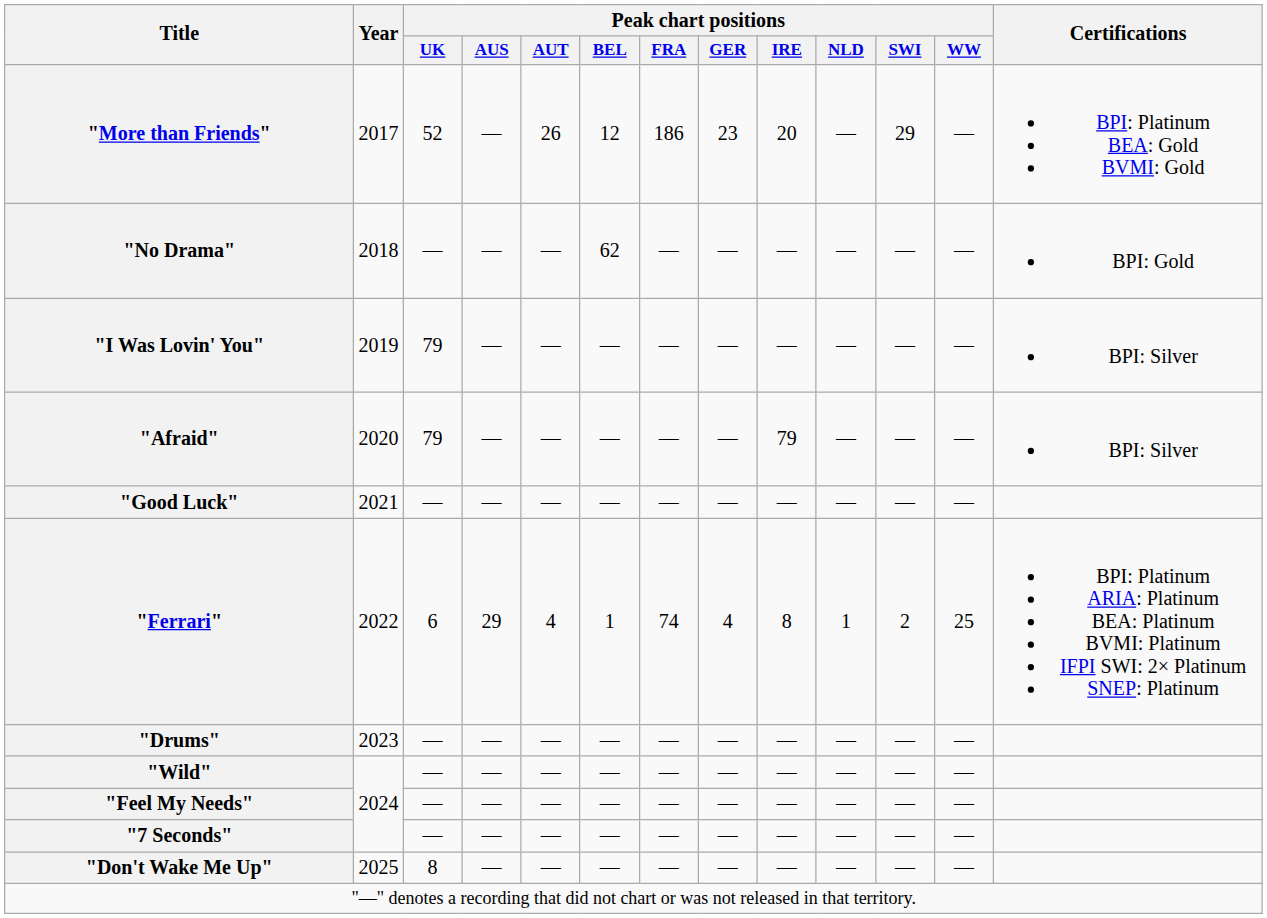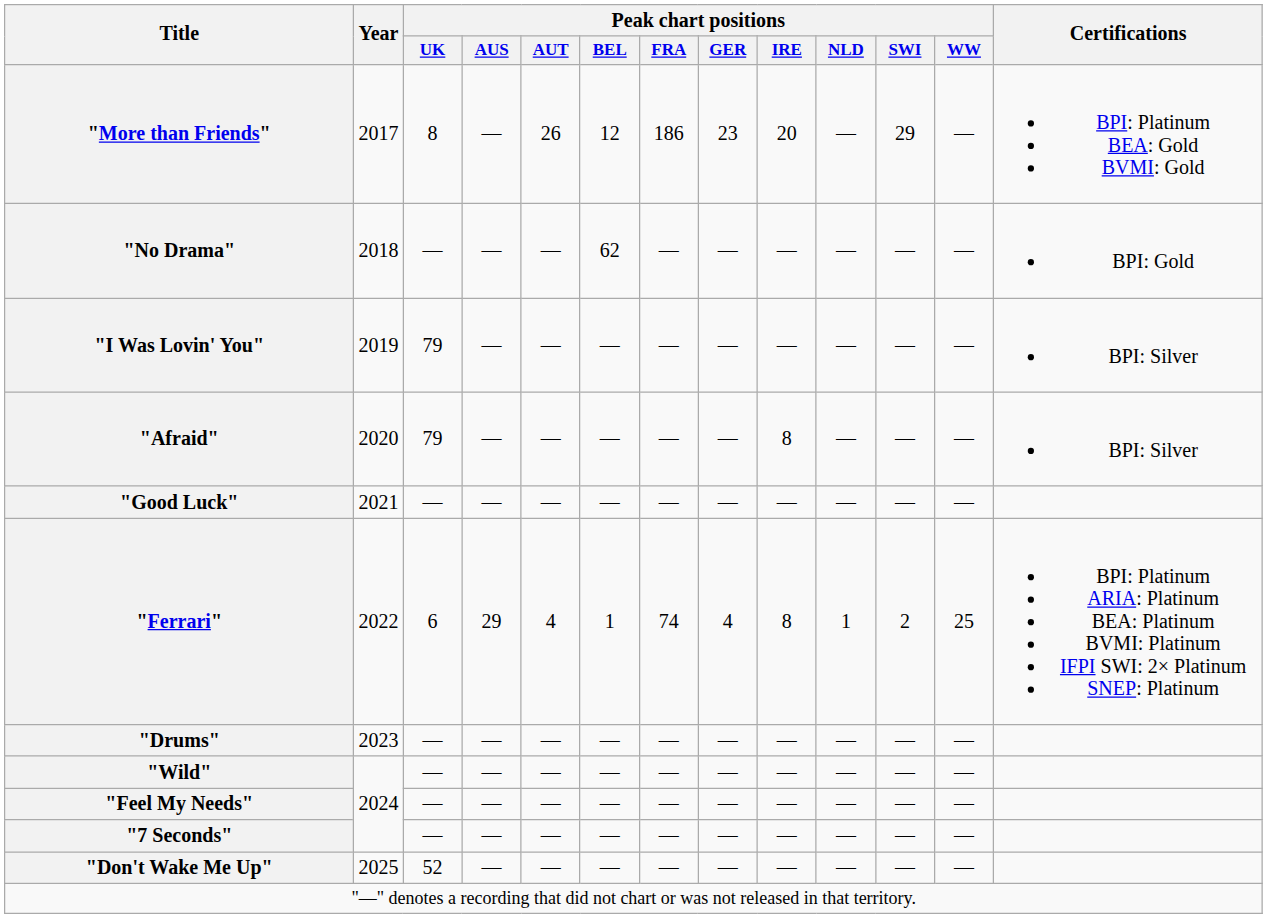(433, 133) 52 -> (433, 133) 8
(787, 439) 79 -> (787, 439) 8
(433, 867) 8 -> (433, 867) 52
